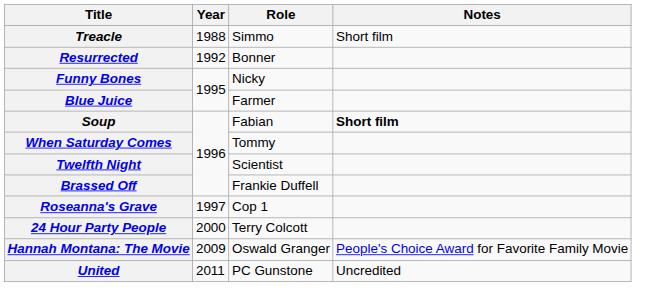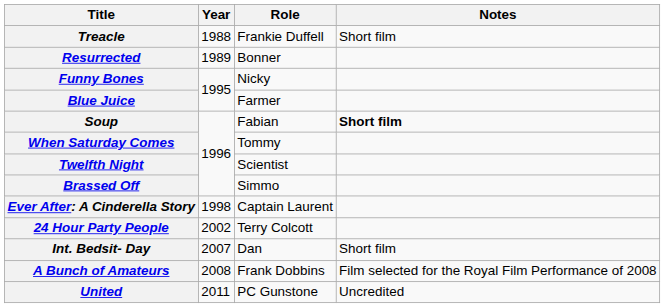(253, 36) Simmo -> (280, 36) Frankie Duffell
(211, 57) 1992 -> (216, 57) 1989
(275, 185) Frankie Duffell -> (258, 185) Simmo
- row: (99, 206)
+ row: (101, 206)
(211, 228) 2000 -> (216, 228) 2002
+ row: (101, 249)
+ row: (101, 270)
- row: (99, 249)
